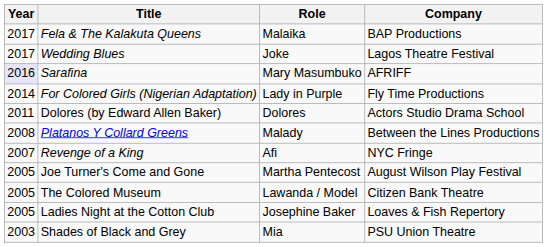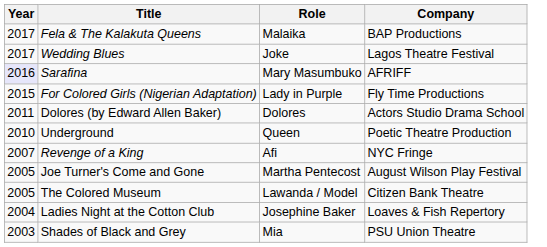(21, 93) 2014 -> (21, 93) 2015
+ row: (77, 133)
- row: (114, 133)
(21, 212) 2005 -> (21, 212) 2004
